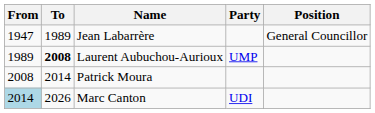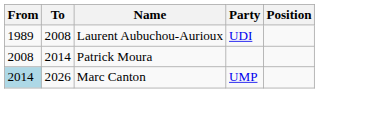- row: (116, 35)
(58, 56) bold -> (58, 35) normal
(243, 56) UMP -> (241, 35) UDI
(241, 98) UDI -> (243, 77) UMP
